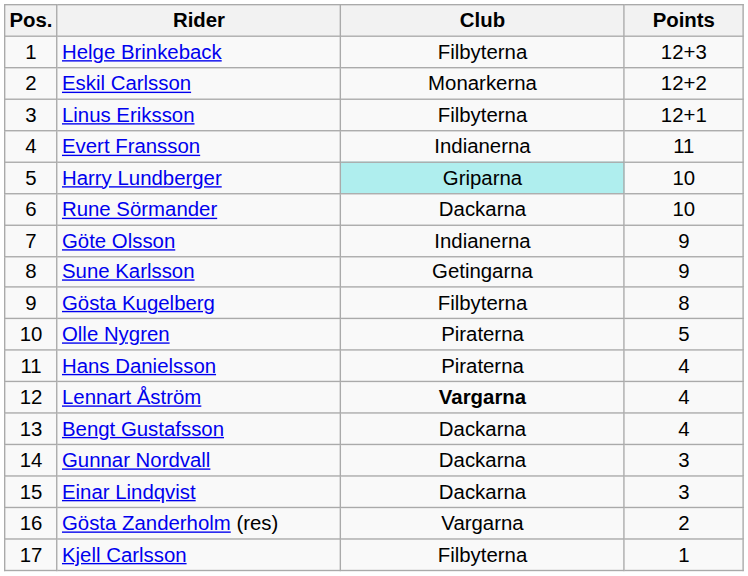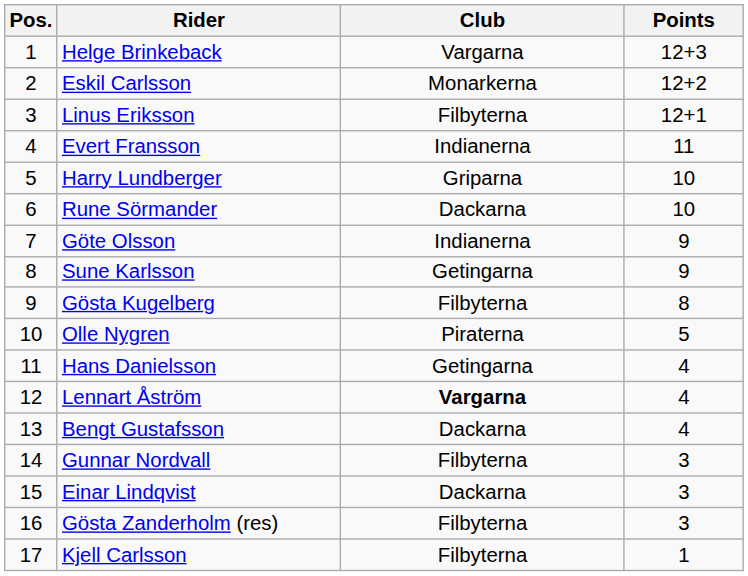(482, 52) Filbyterna -> (482, 52) Vargarna
(482, 177) paleturquoise background -> (482, 177) no background
(482, 366) Piraterna -> (482, 366) Getingarna
(482, 460) Dackarna -> (482, 460) Filbyterna
(482, 523) Vargarna -> (482, 523) Filbyterna
(684, 523) 2 -> (684, 523) 3
